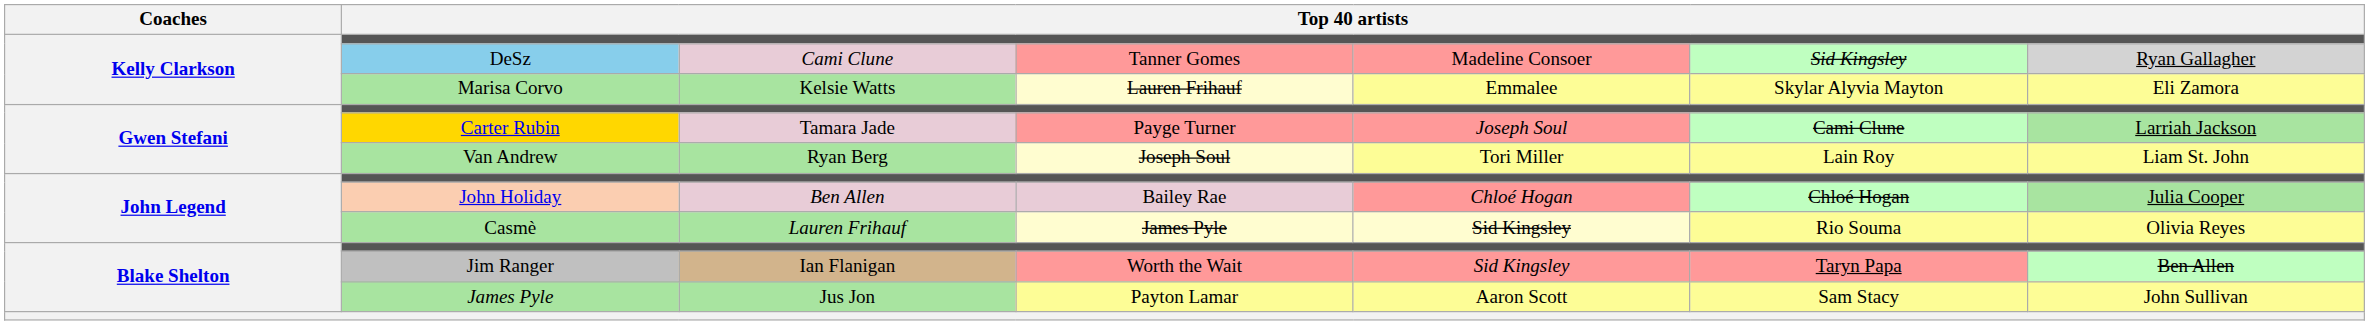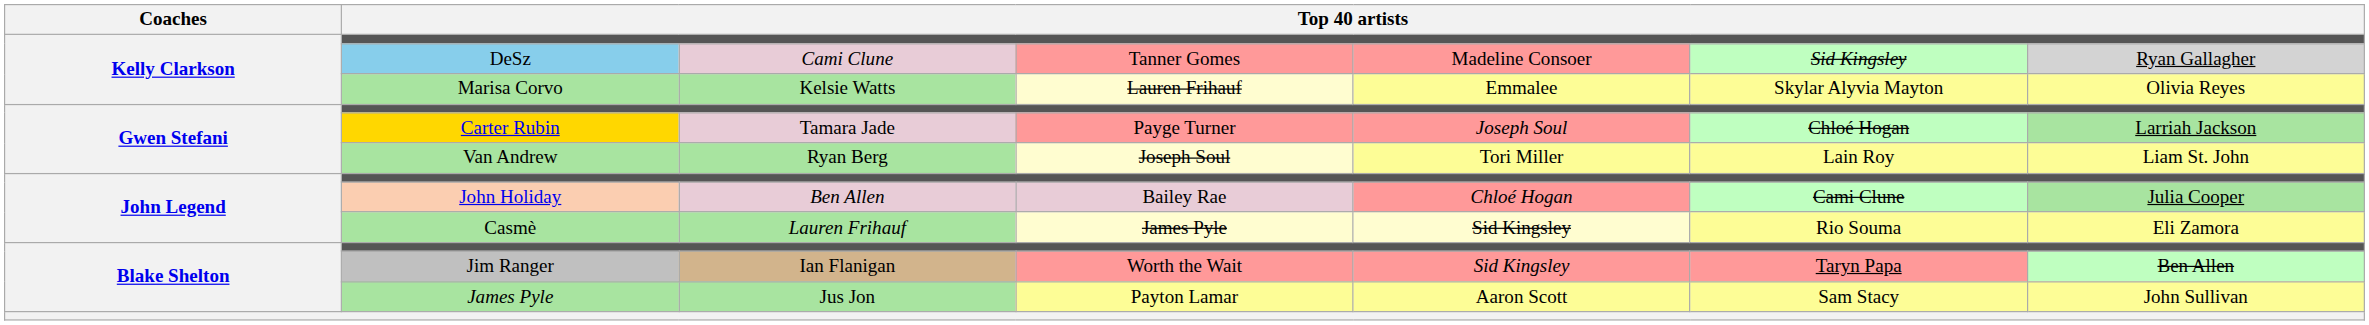(2196, 88) Eli Zamora -> (2196, 88) Olivia Reyes
(1859, 127) Cami Clune -> (1859, 127) Chloé Hogan
(1859, 196) Chloé Hogan -> (1859, 196) Cami Clune
(2196, 227) Olivia Reyes -> (2196, 227) Eli Zamora
